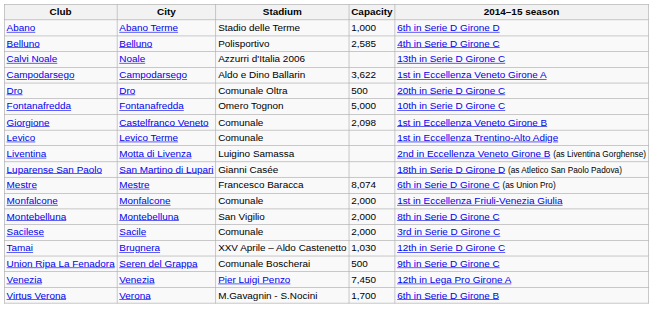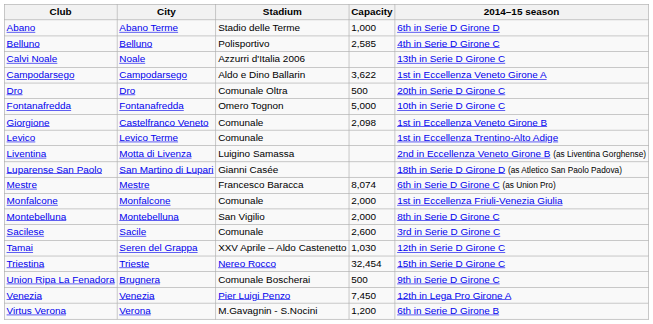(364, 232) 2,000 -> (364, 232) 2,600
(140, 248) Brugnera -> (158, 248) Seren del Grappa
+ row: (25, 264)
(158, 264) Seren del Grappa -> (140, 279) Brugnera
(364, 295) 1,700 -> (364, 311) 1,200
